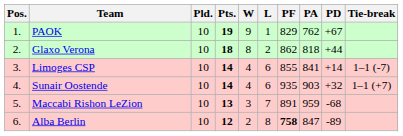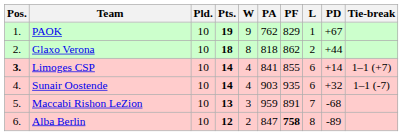columns swapped: (268, 13) <-> (311, 13)
(17, 67) normal -> (17, 67) bold
(371, 67) 1–1 (-7) -> (371, 67) 1–1 (+7)
(371, 85) 1–1 (+7) -> (371, 85) 1–1 (-7)
